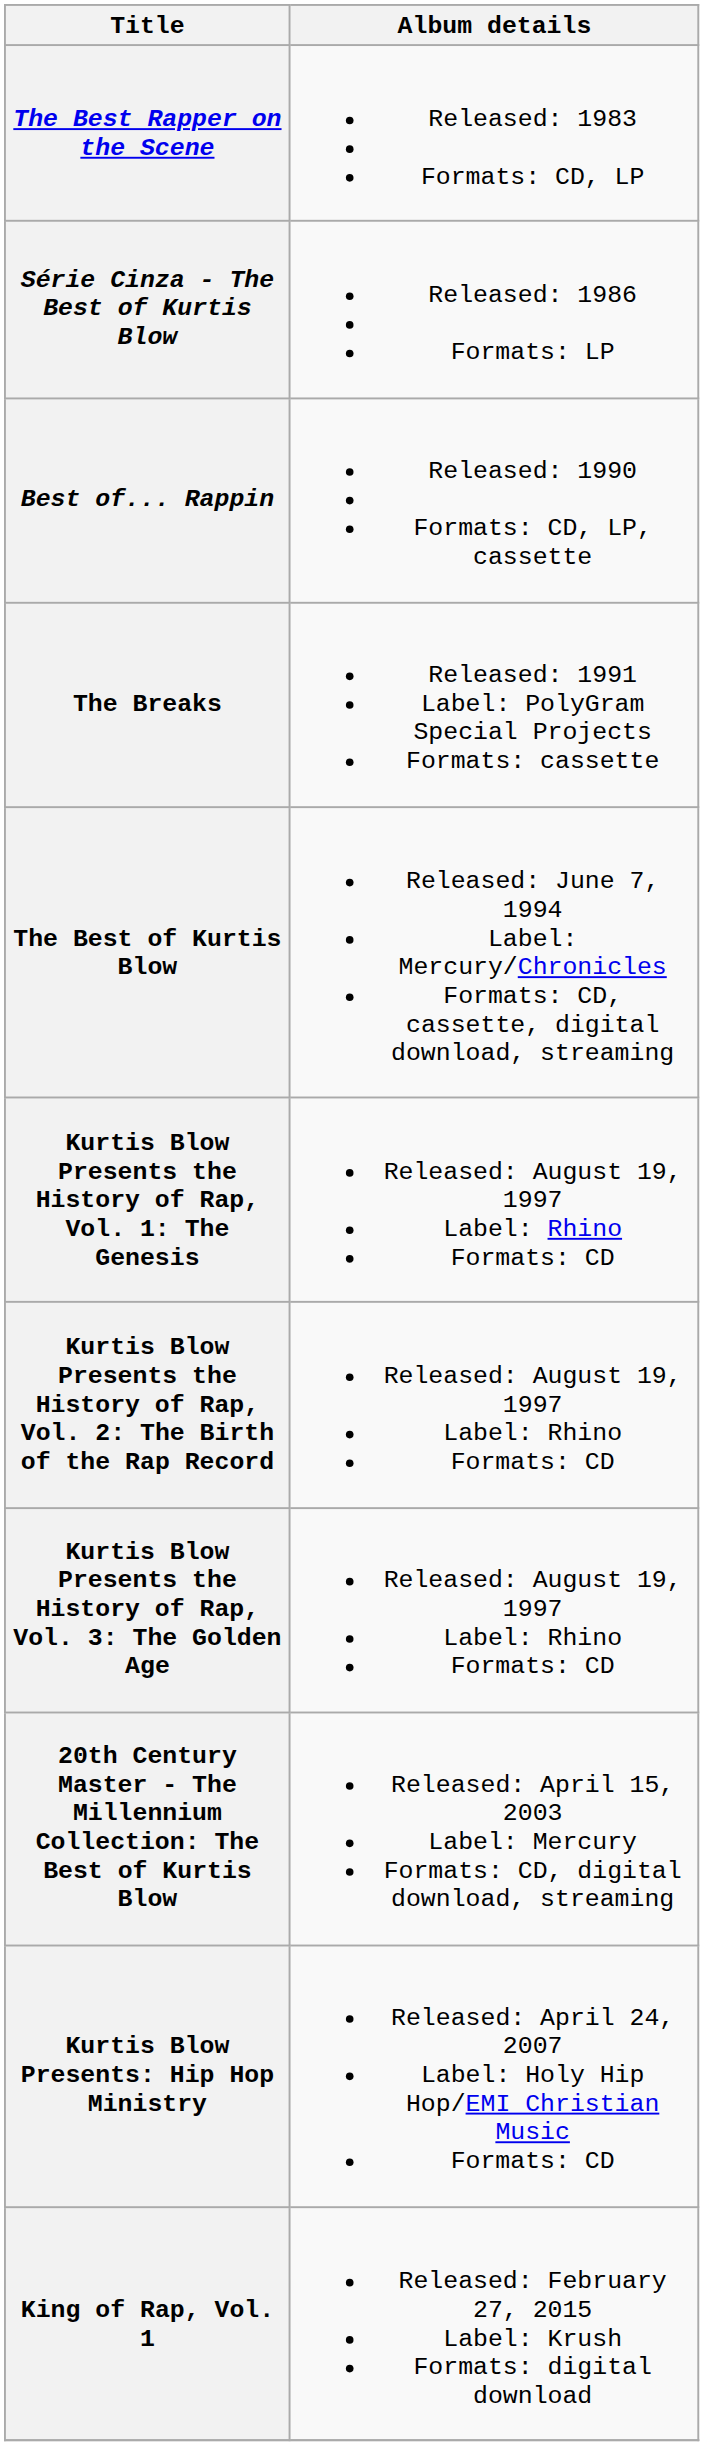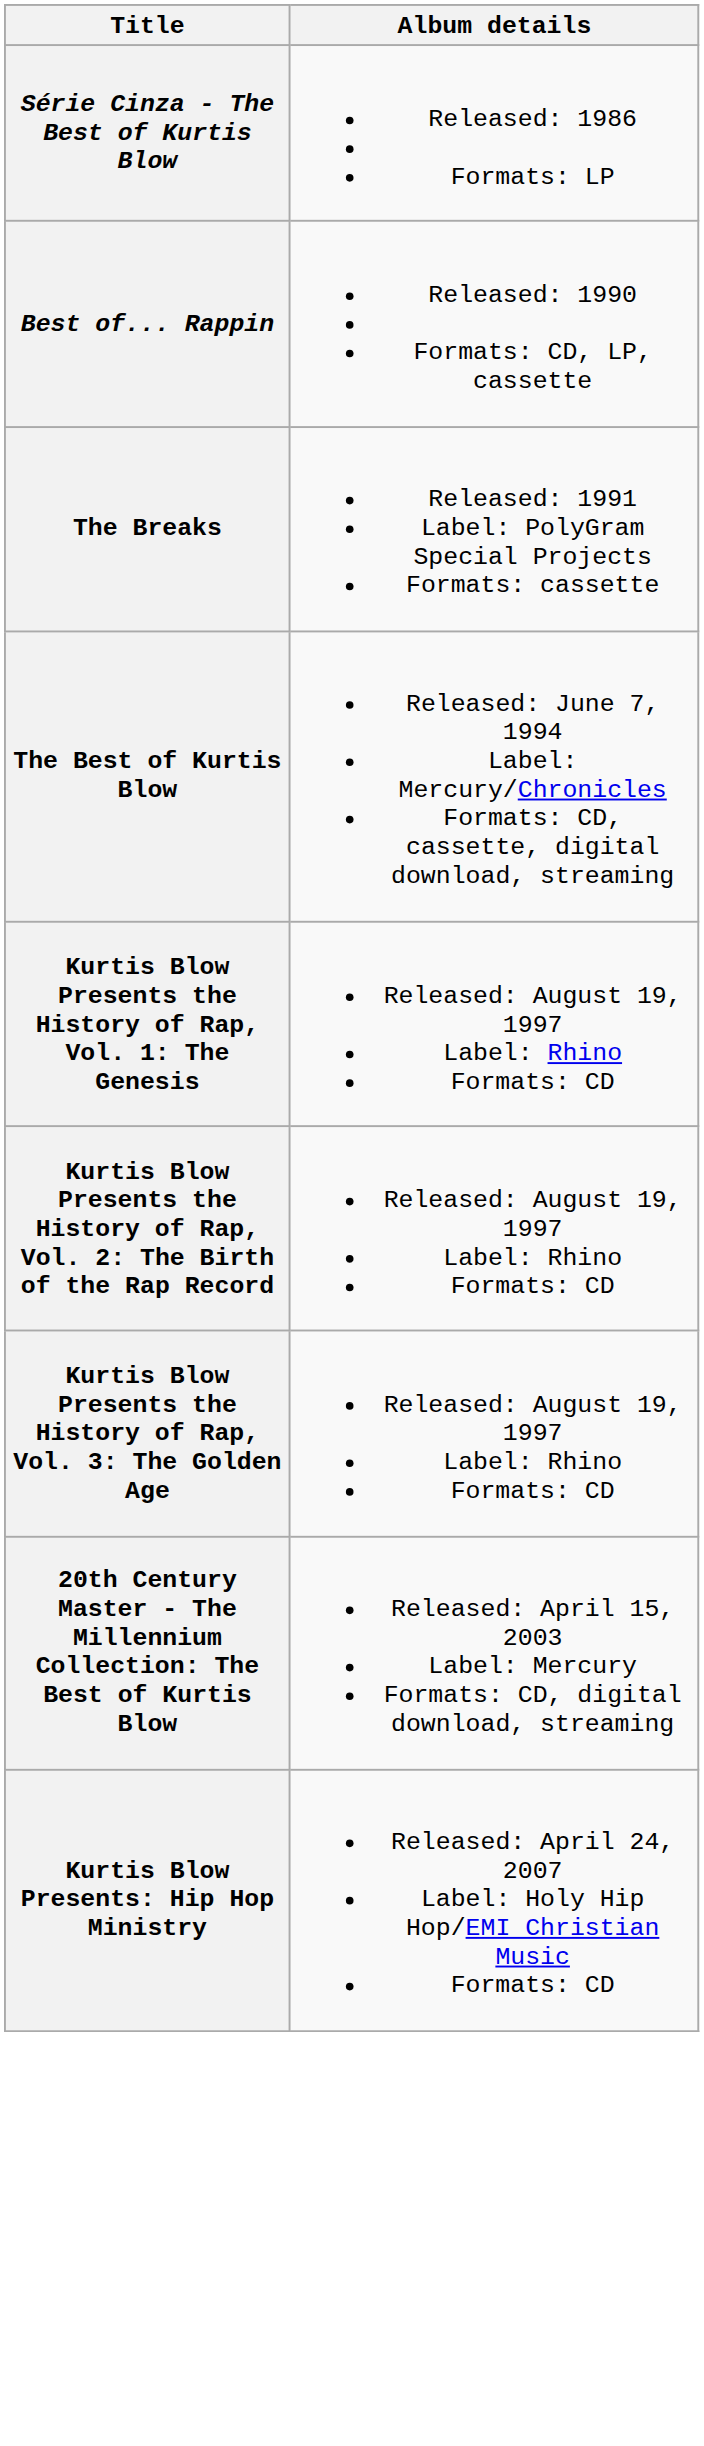- row: (147, 133)
- row: (147, 2324)
